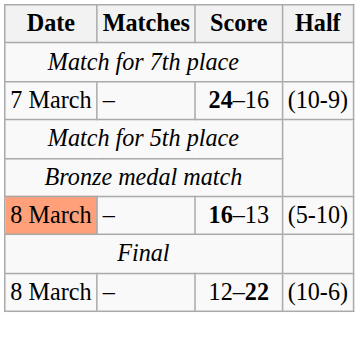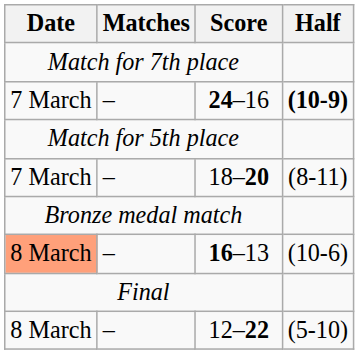(318, 100) normal -> (318, 100) bold
+ row: (239, 176)
(318, 215) (5-10) -> (318, 253) (10-6)
(318, 291) (10-6) -> (318, 330) (5-10)
